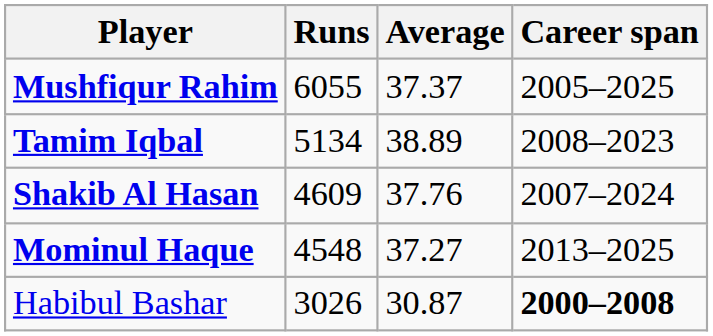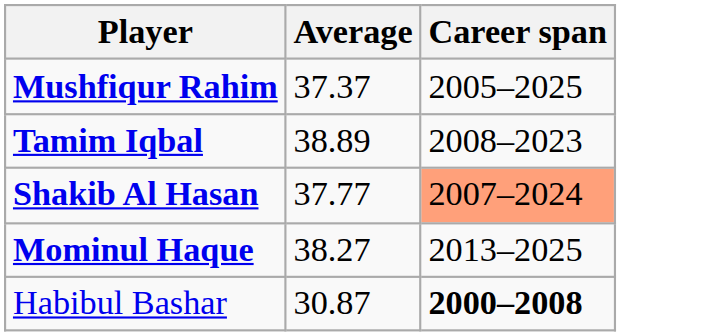- column: (332, 31)
(424, 194) 37.76 -> (332, 194) 37.77
(597, 194) no background -> (505, 194) lightsalmon background
(424, 248) 37.27 -> (332, 248) 38.27
